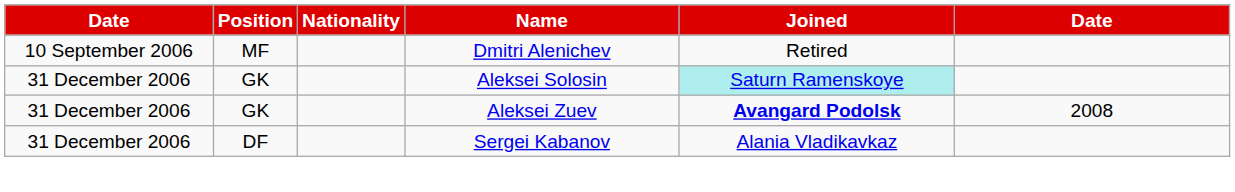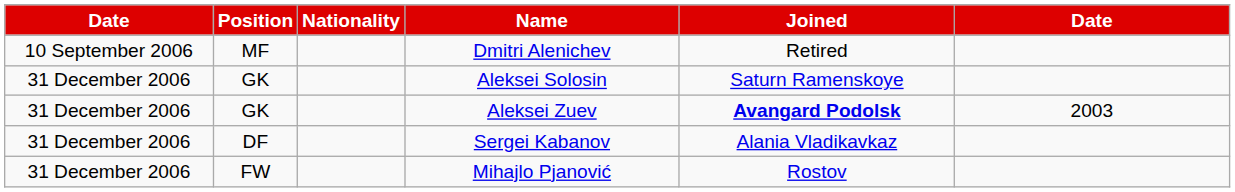(817, 81) paleturquoise background -> (817, 81) no background
(1092, 111) 2008 -> (1092, 111) 2003
+ row: (542, 171)
